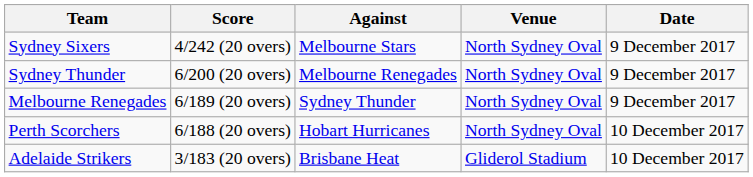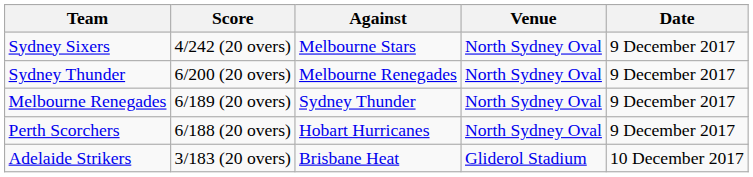(677, 130) 10 December 2017 -> (673, 130) 9 December 2017
